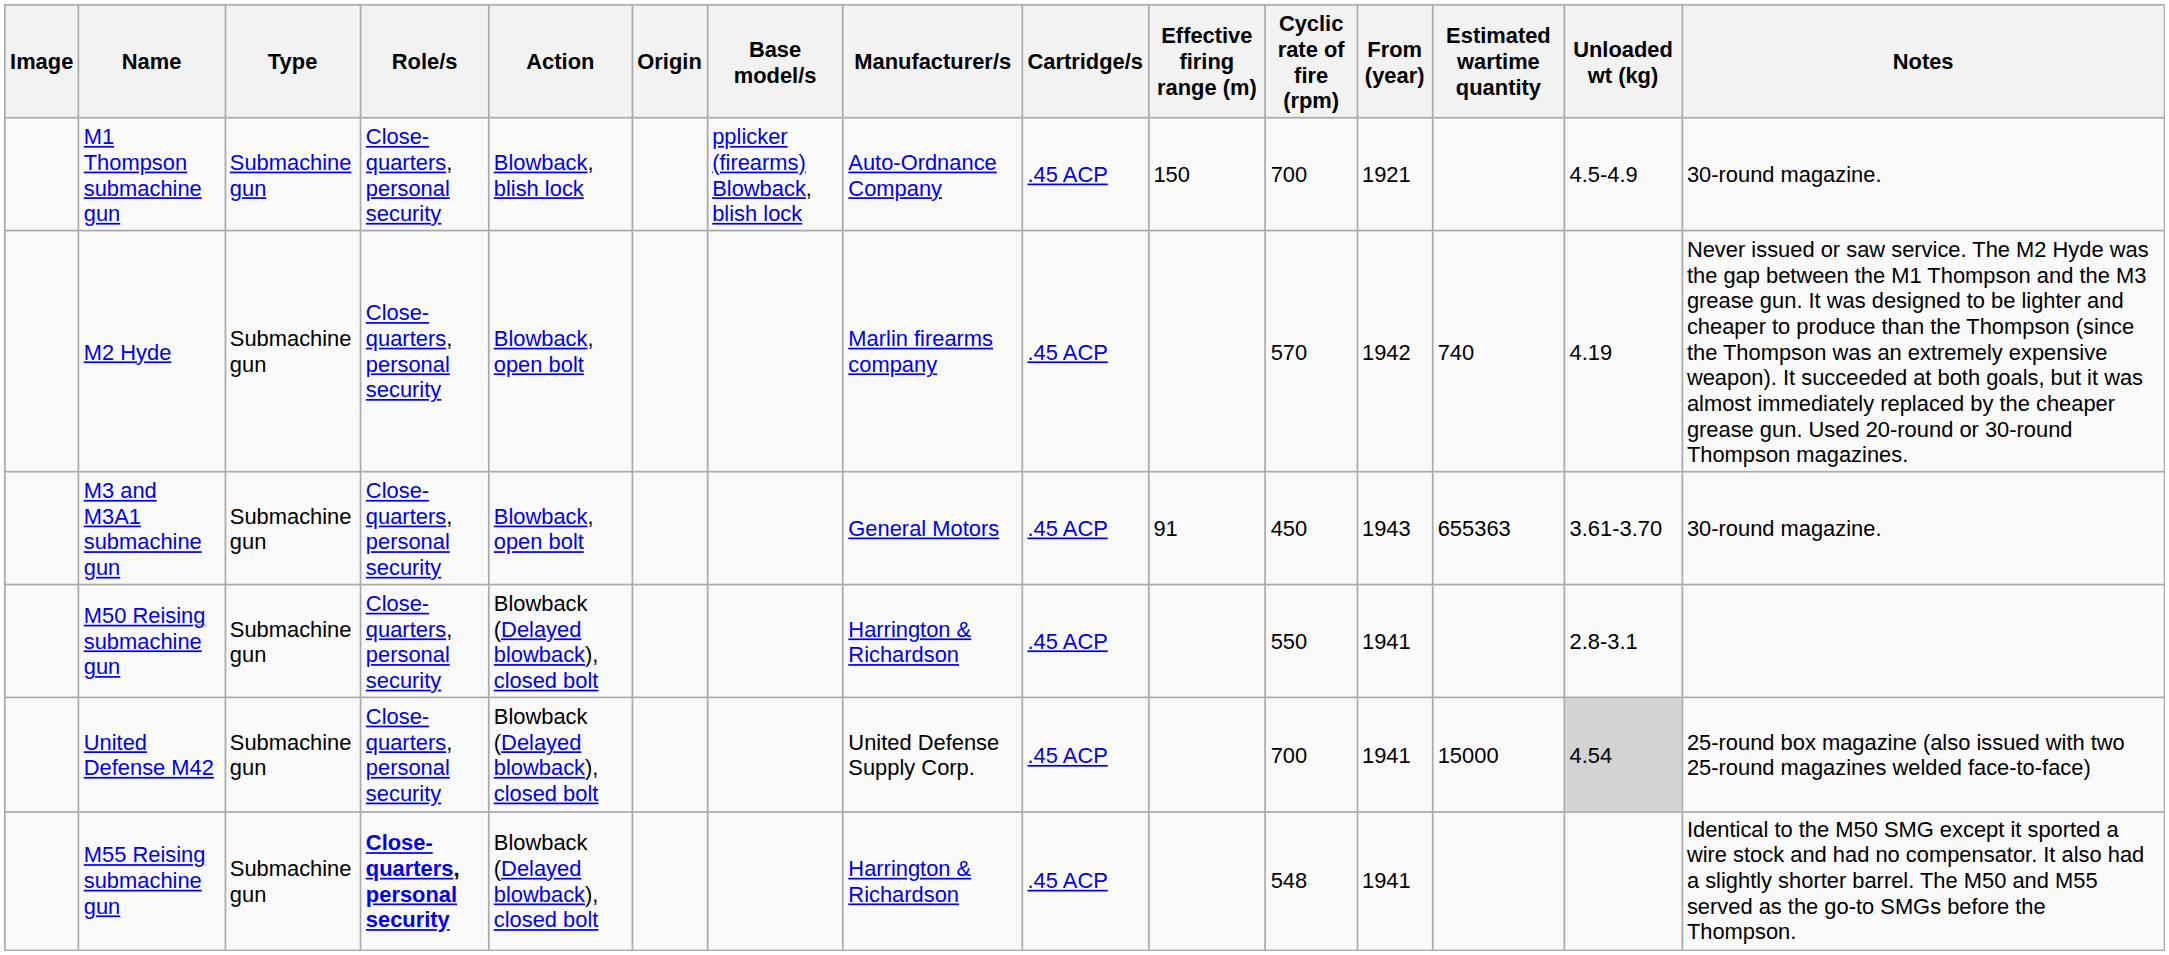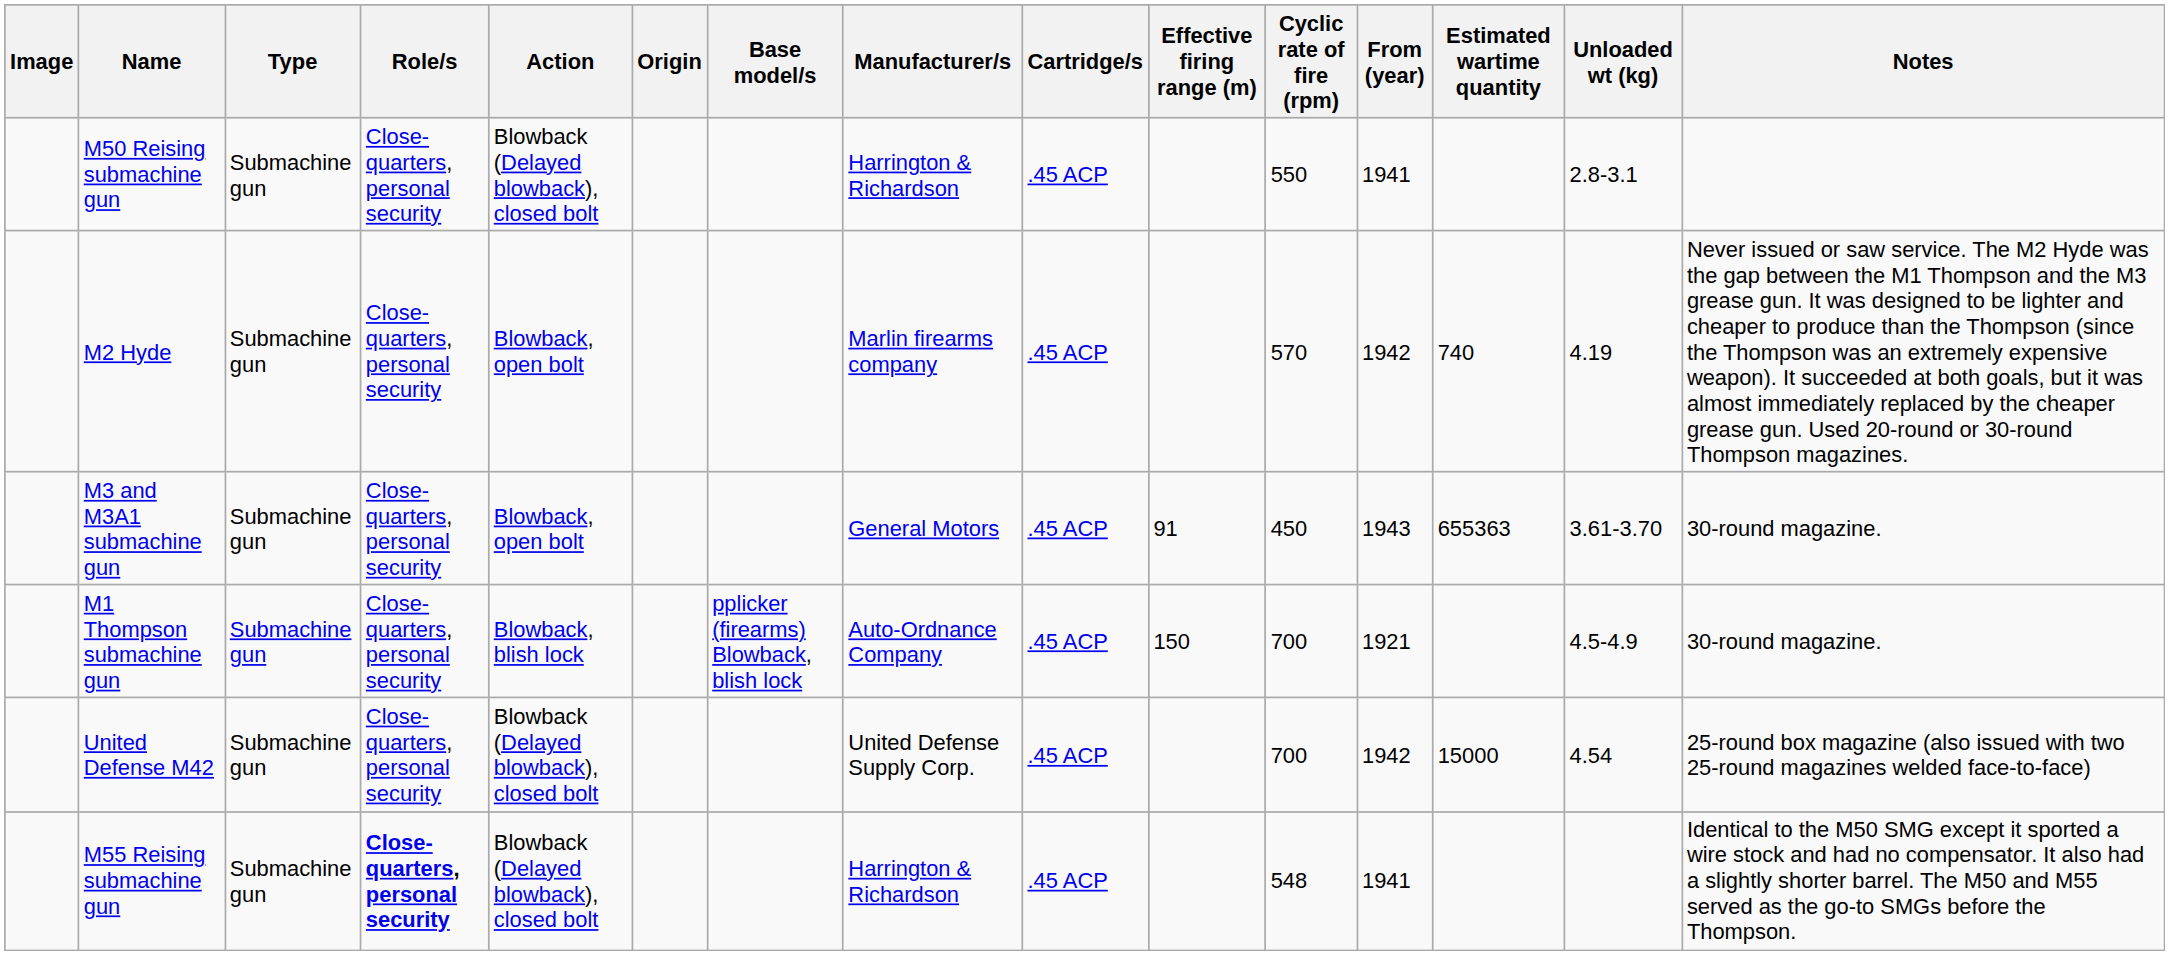rows swapped: (143, 174) <-> (145, 641)
(1386, 755) 1941 -> (1386, 755) 1942
(1591, 755) lightgrey background -> (1591, 755) no background
